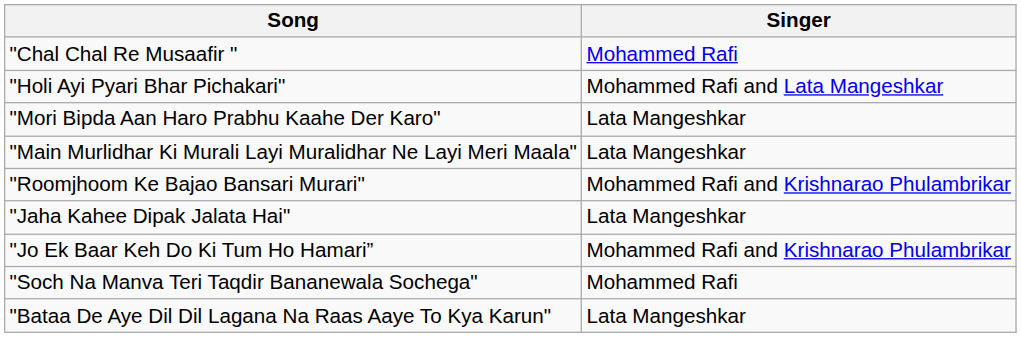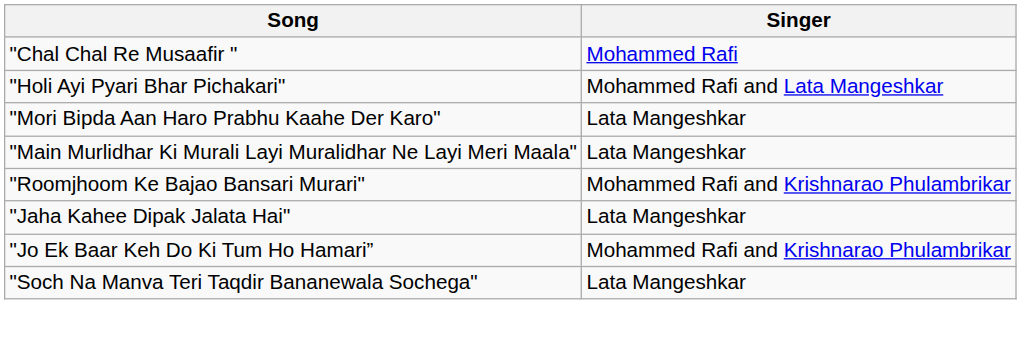(662, 282) Mohammed Rafi -> (666, 282) Lata Mangeshkar
- row: (280, 315)
